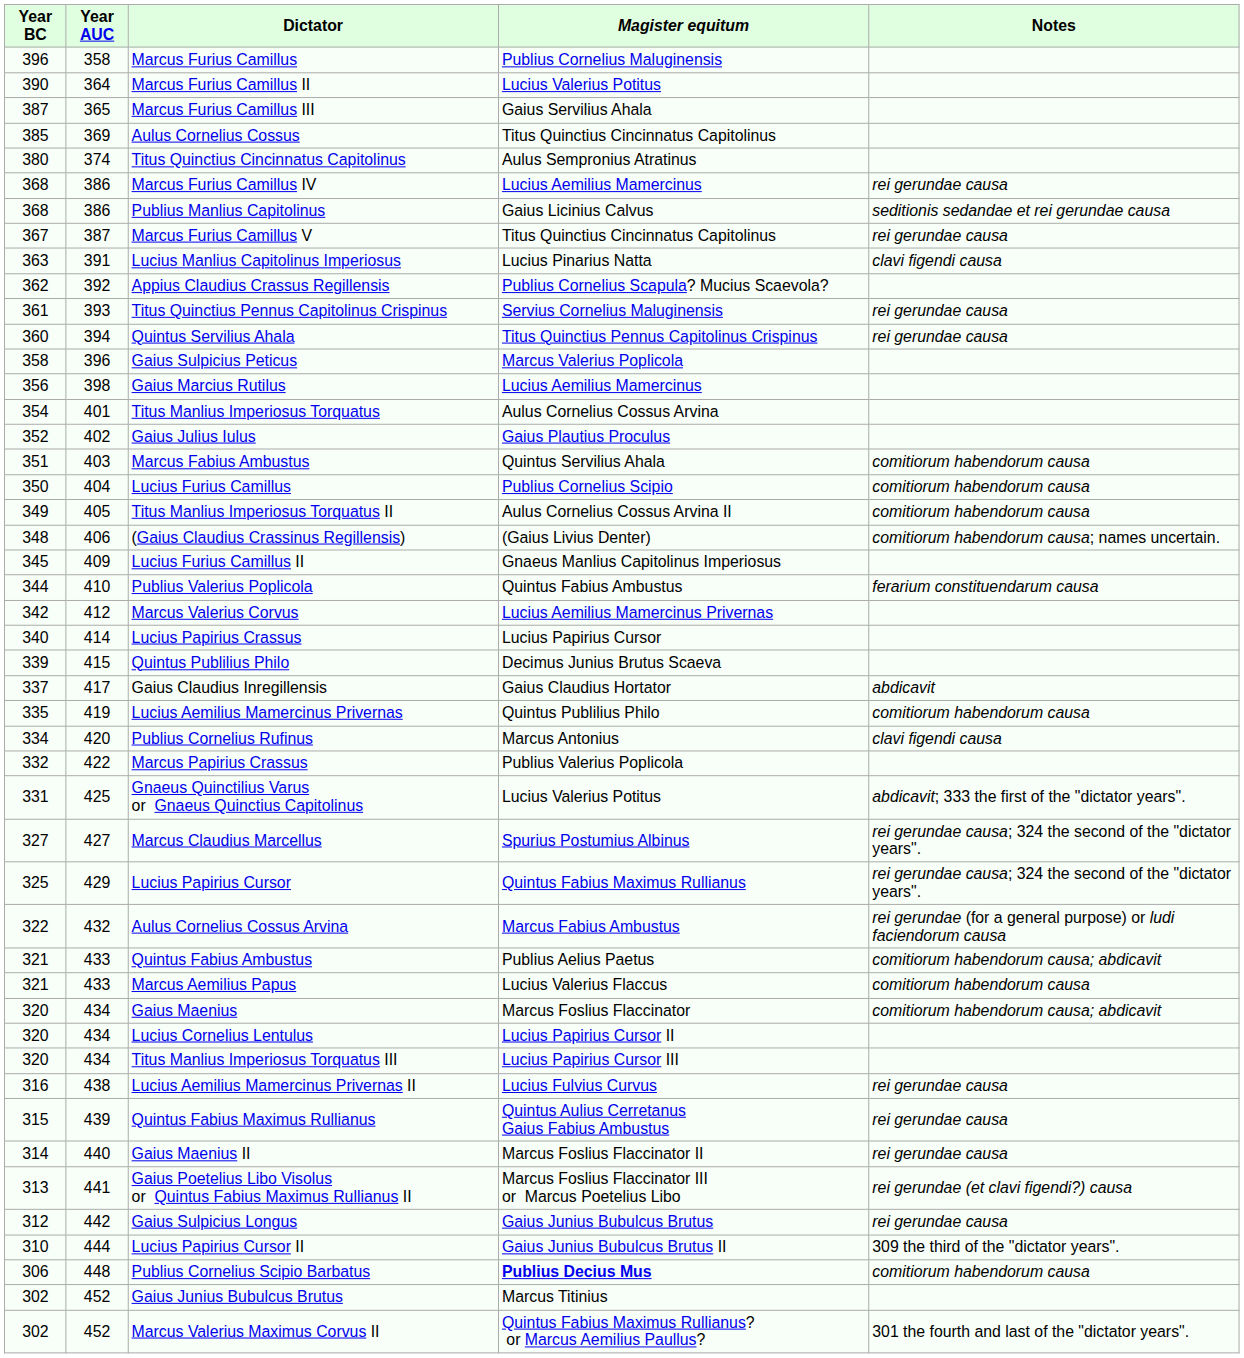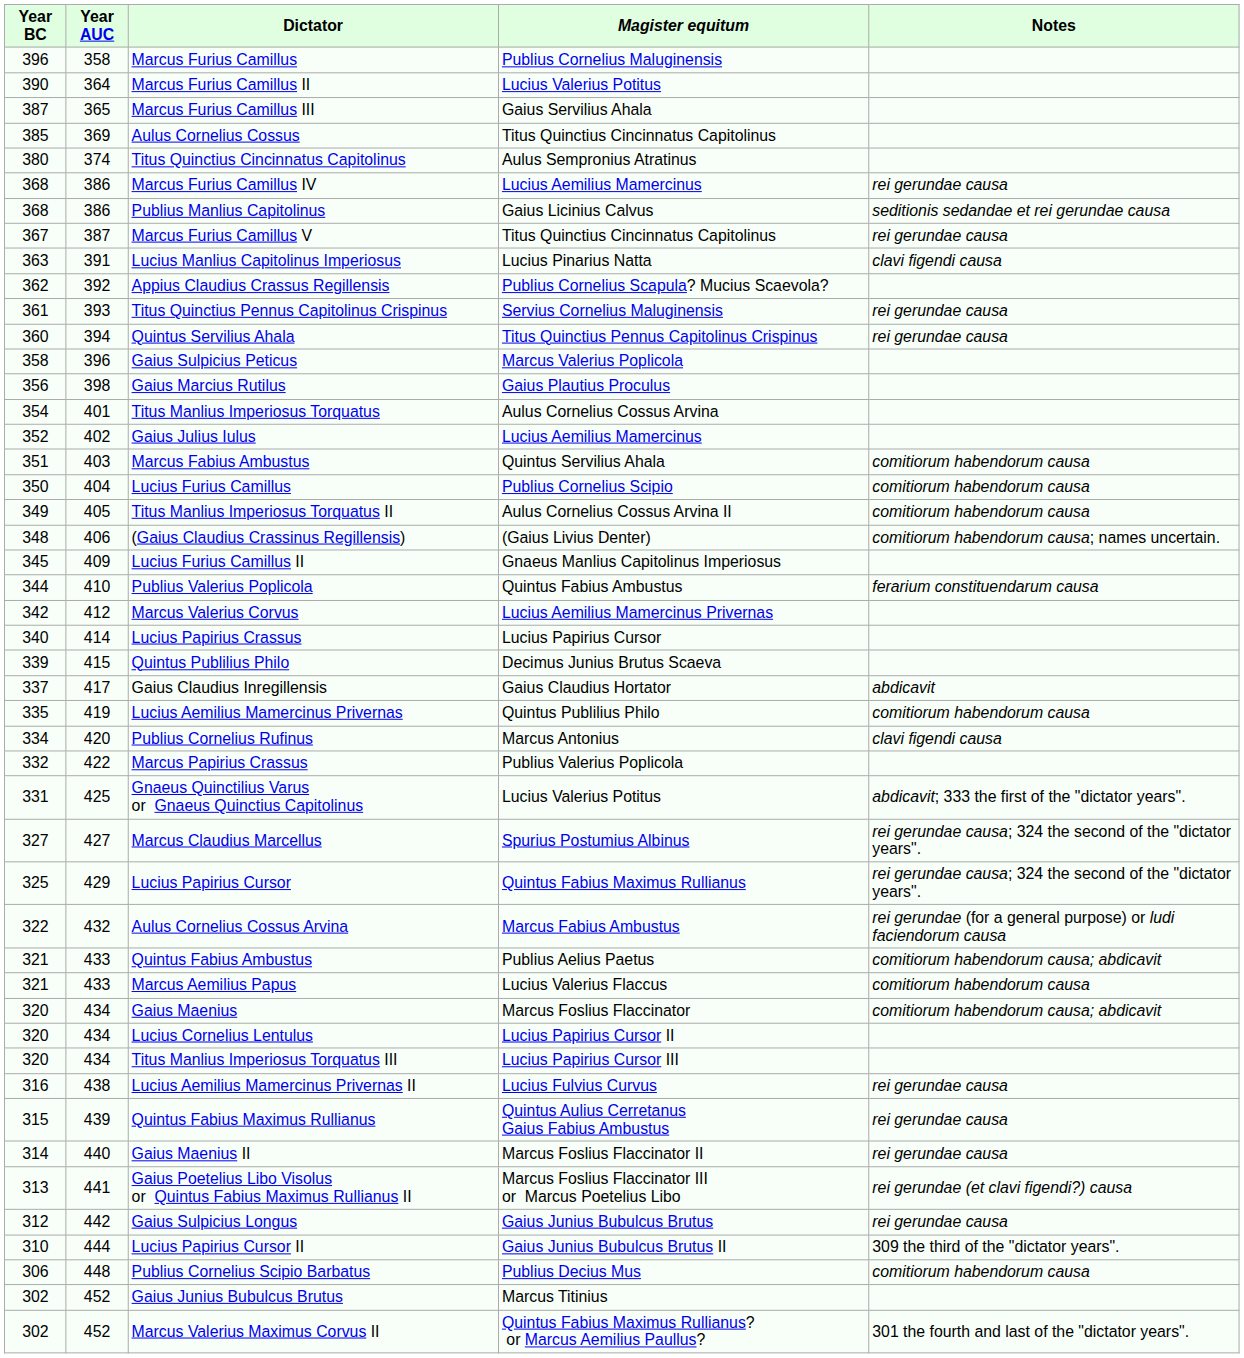(602, 386) Lucius Aemilius Mamercinus -> (586, 386) Gaius Plautius Proculus
(586, 436) Gaius Plautius Proculus -> (602, 436) Lucius Aemilius Mamercinus
(577, 1272) bold -> (571, 1272) normal
